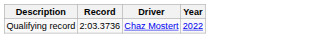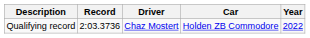+ column: (231, 12)
